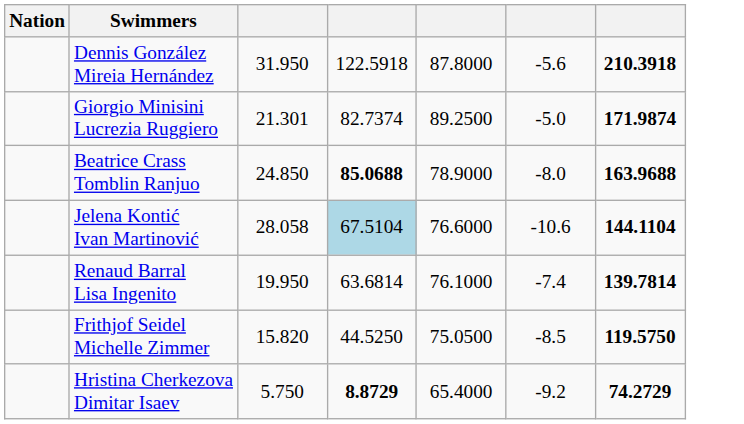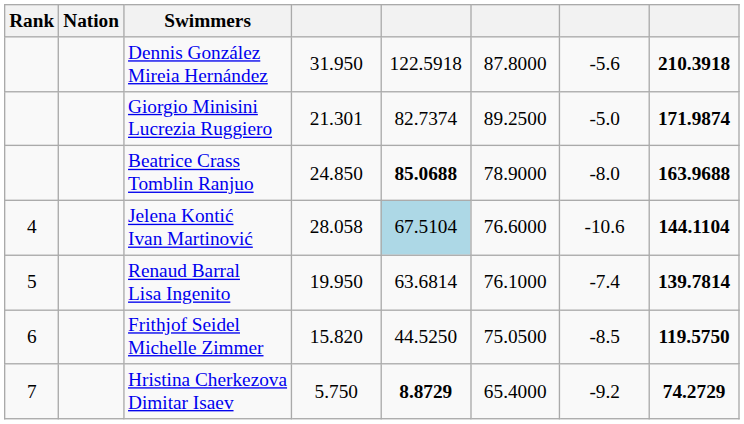+ column: (32, 20)
